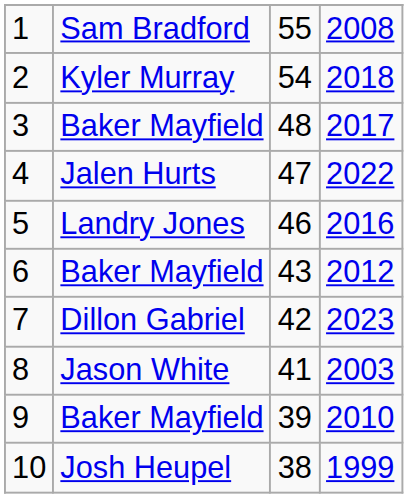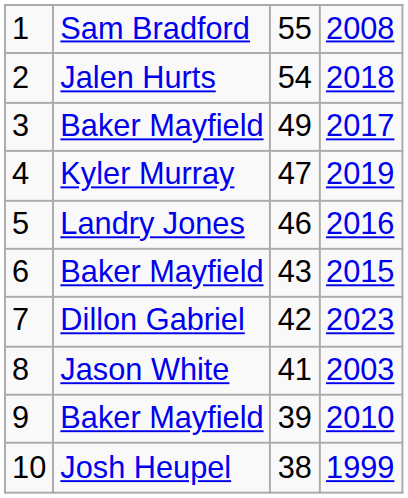(147, 77) Kyler Murray -> (138, 77) Jalen Hurts
(295, 126) 48 -> (295, 126) 49
(138, 175) Jalen Hurts -> (147, 175) Kyler Murray
(360, 175) 2022 -> (360, 175) 2019
(360, 272) 2012 -> (360, 272) 2015
